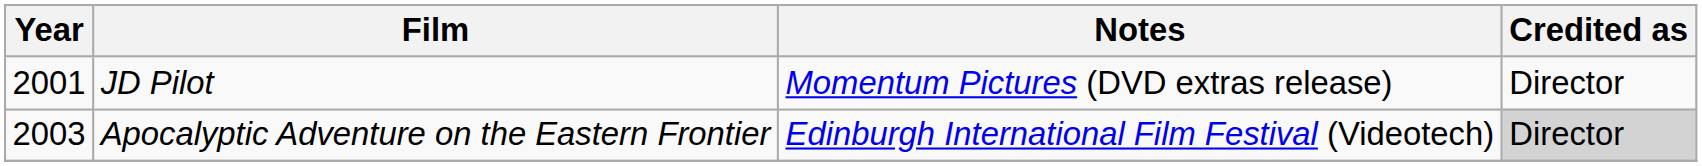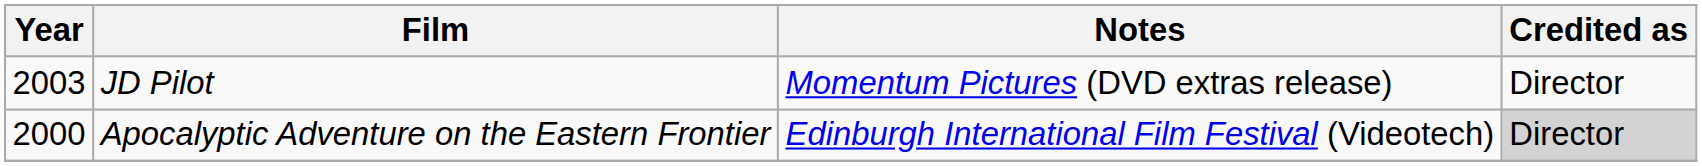(49, 82) 2001 -> (49, 82) 2003
(49, 134) 2003 -> (49, 134) 2000
